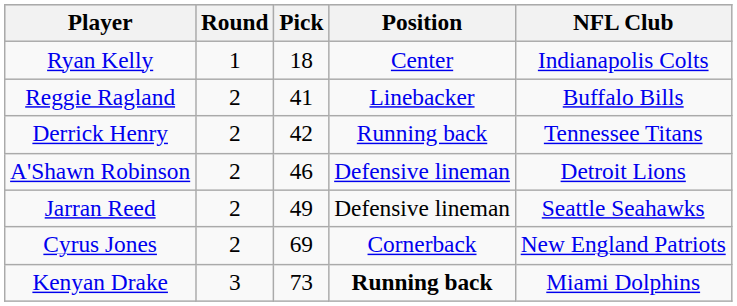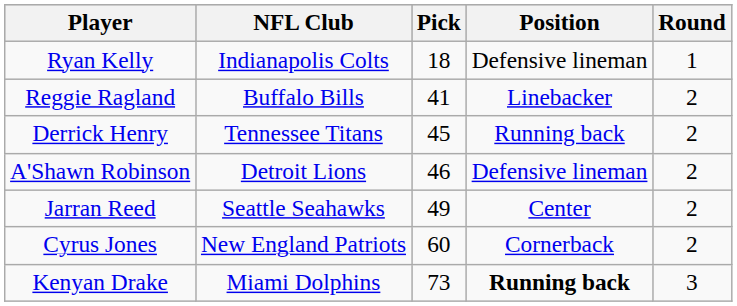columns swapped: (235, 23) <-> (623, 23)
(422, 60) Center -> (560, 60) Defensive lineman
(301, 134) 42 -> (439, 134) 45
(422, 208) Defensive lineman -> (560, 208) Center
(301, 245) 69 -> (439, 245) 60
